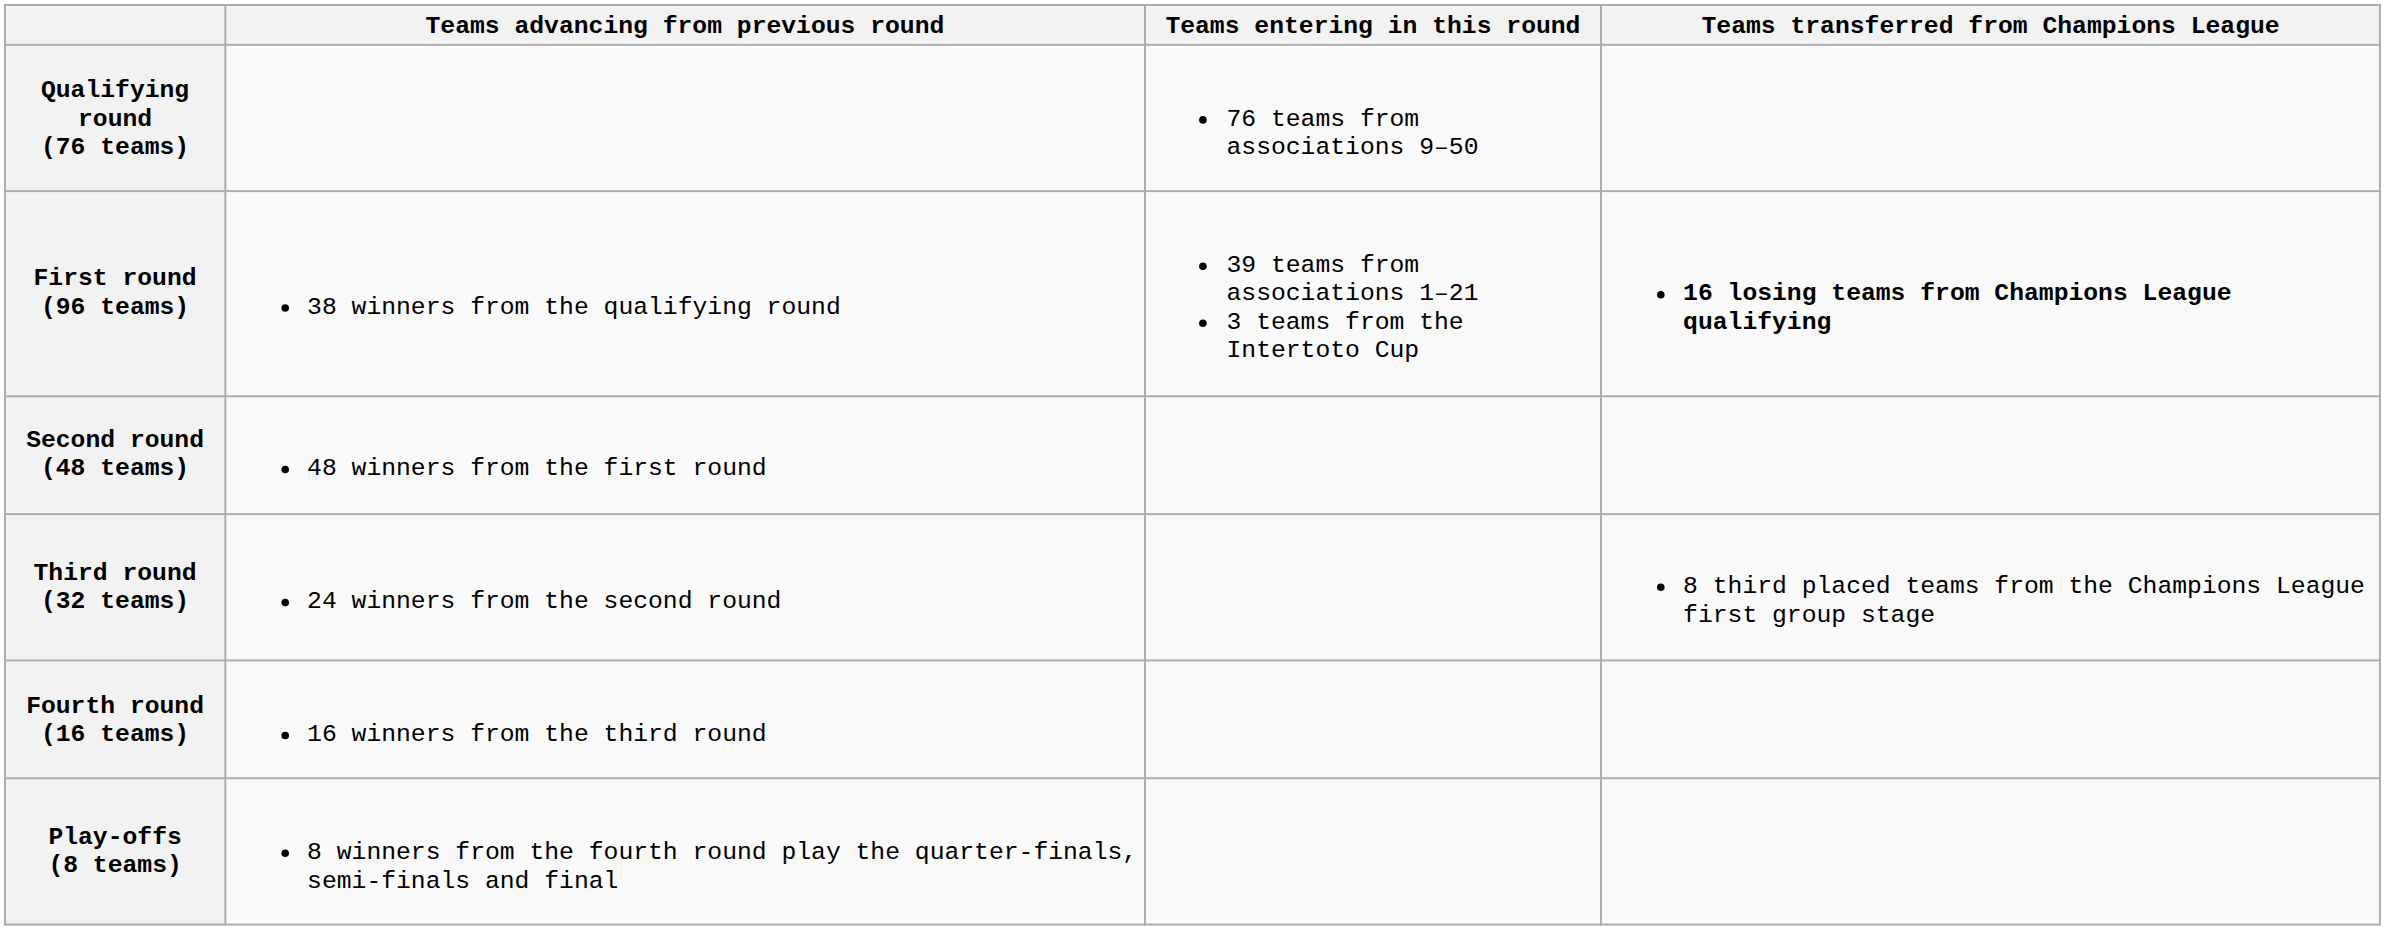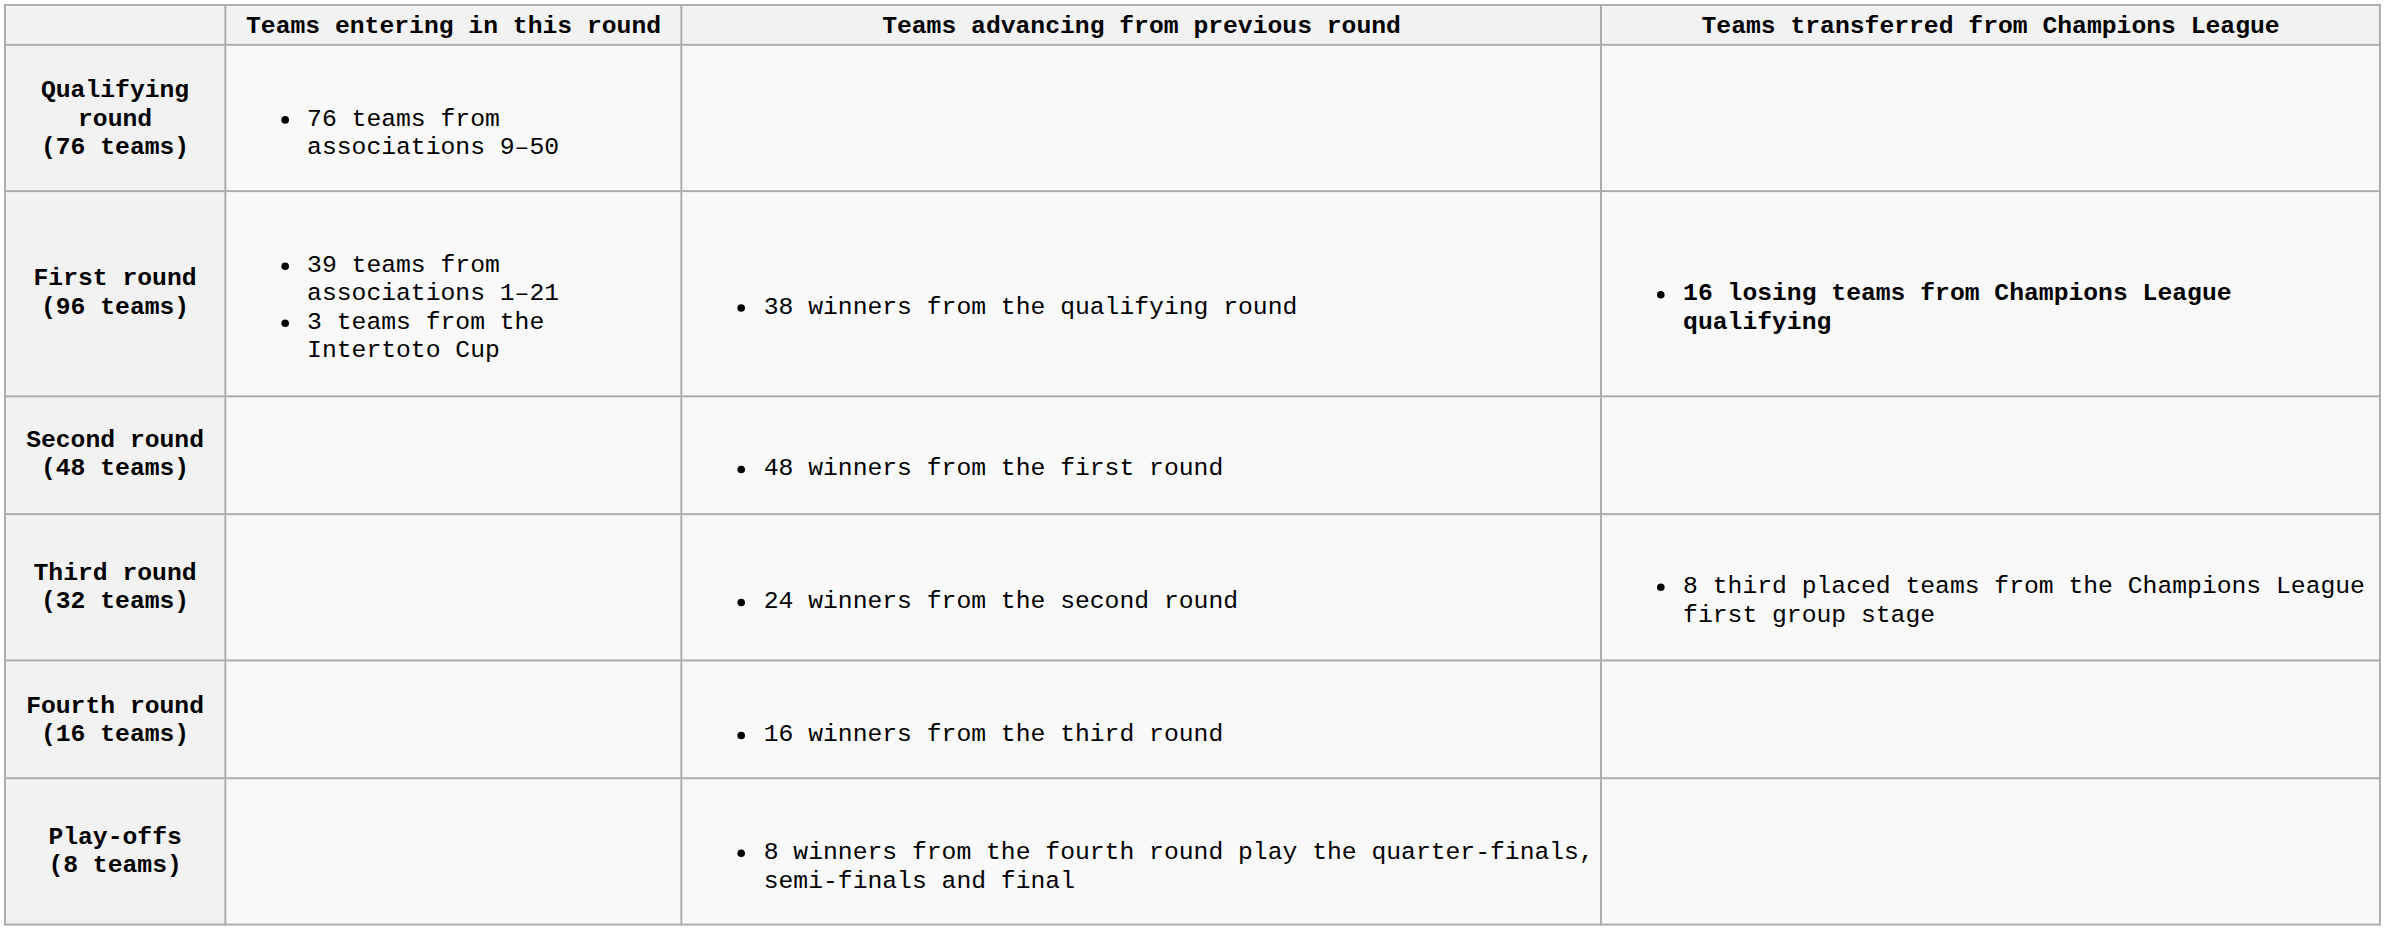columns swapped: (1373, 25) <-> (685, 25)
